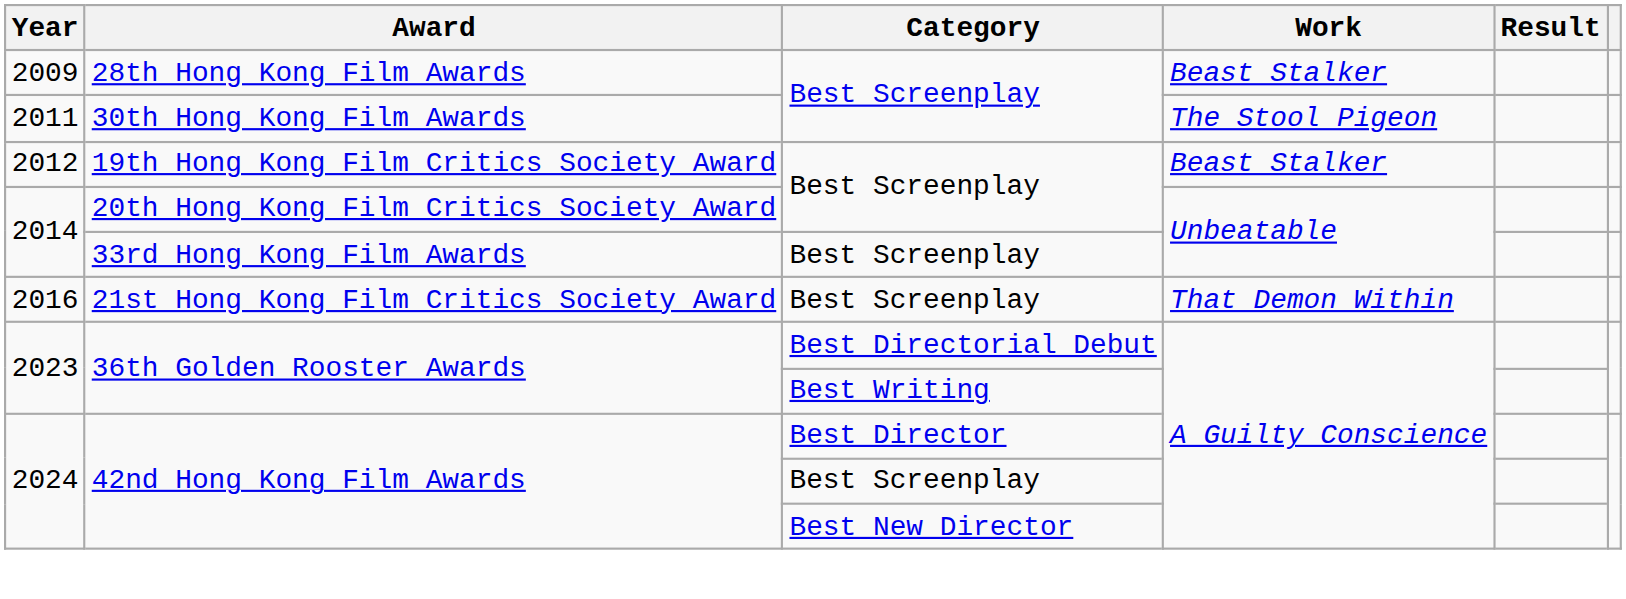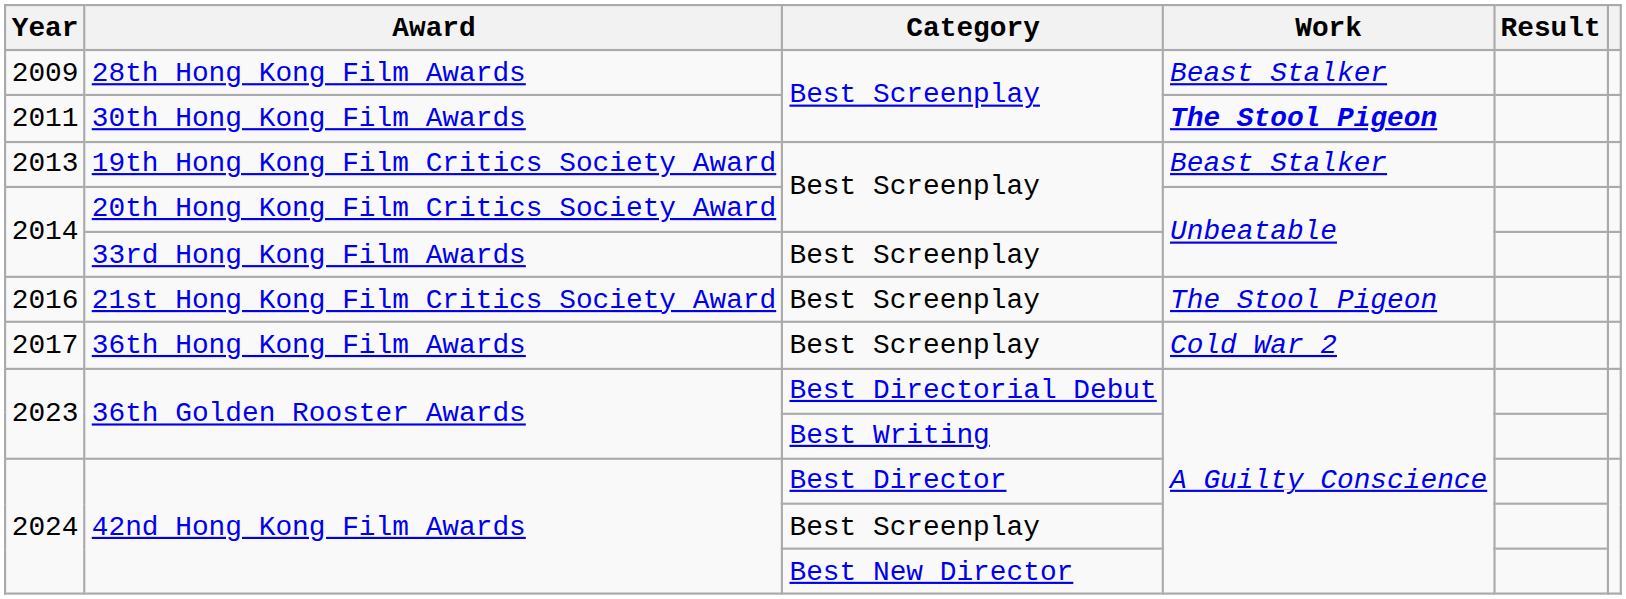(1304, 118) normal -> (1304, 118) bold
(45, 164) 2012 -> (45, 164) 2013
(1312, 300) That Demon Within -> (1304, 300) The Stool Pigeon
+ row: (309, 345)
